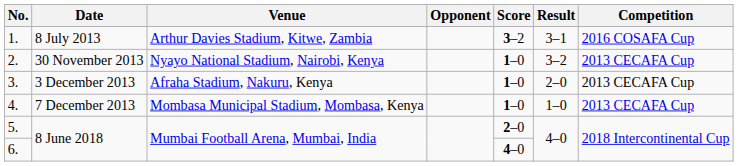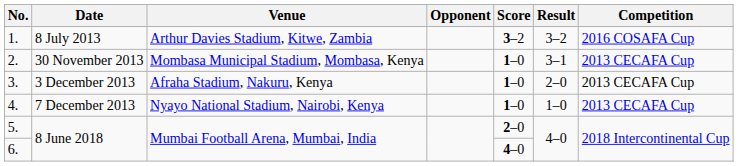(556, 37) 3–1 -> (556, 37) 3–2
(267, 60) Nyayo National Stadium, Nairobi, Kenya -> (287, 60) Mombasa Municipal Stadium, Mombasa, Kenya
(556, 60) 3–2 -> (556, 60) 3–1
(287, 104) Mombasa Municipal Stadium, Mombasa, Kenya -> (267, 104) Nyayo National Stadium, Nairobi, Kenya
